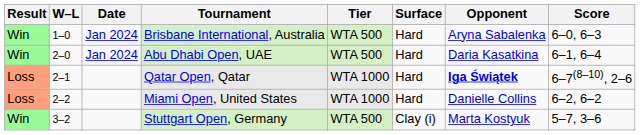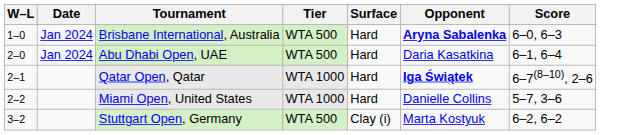- column: (27, 14)
(497, 34) normal -> (455, 34) bold
(576, 99) 6–2, 6–2 -> (537, 99) 5–7, 3–6
(576, 119) 5–7, 3–6 -> (537, 119) 6–2, 6–2
